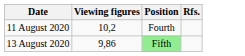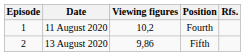+ column: (23, 12)
(162, 43) lightgreen background -> (200, 43) no background
